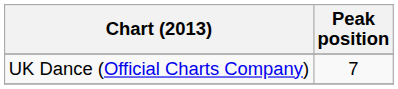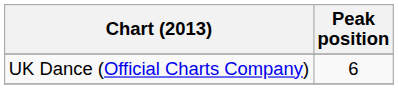(353, 68) 7 -> (353, 68) 6
